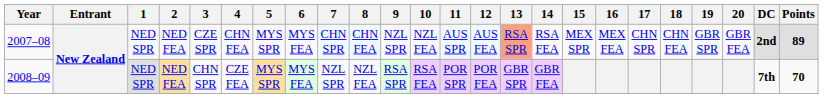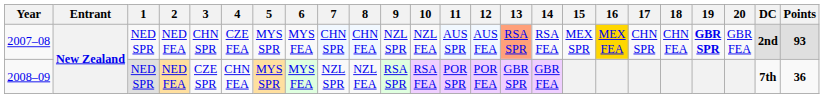(206, 41) CZE SPR -> (206, 41) CHN SPR
(237, 41) CHN FEA -> (237, 41) CZE FEA
(612, 41) no background -> (612, 41) gold background
(707, 41) normal -> (708, 41) bold
(798, 41) 89 -> (800, 41) 93
(206, 76) CHN SPR -> (206, 76) CZE SPR
(237, 76) CZE FEA -> (237, 76) CHN FEA
(798, 76) 70 -> (800, 76) 36
